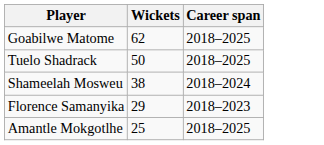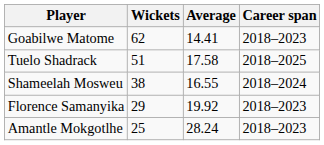+ column: (211, 15)
(218, 38) 2018–2025 -> (274, 38) 2018–2023
(138, 60) 50 -> (138, 60) 51
(218, 128) 2018–2025 -> (274, 128) 2018–2023
